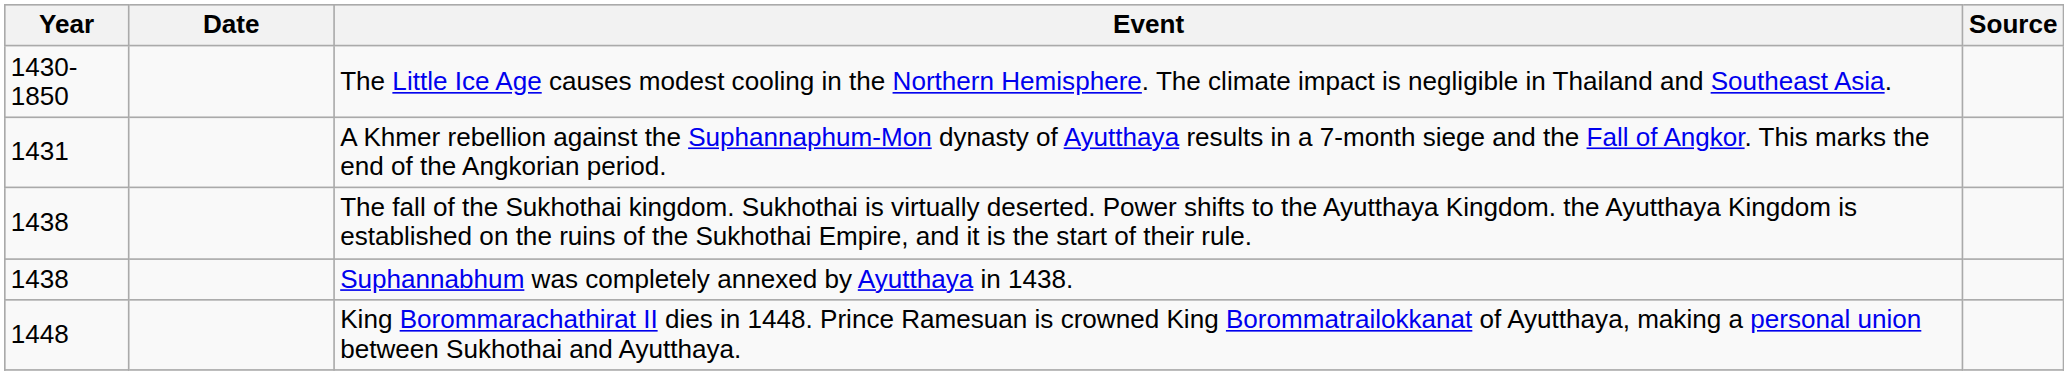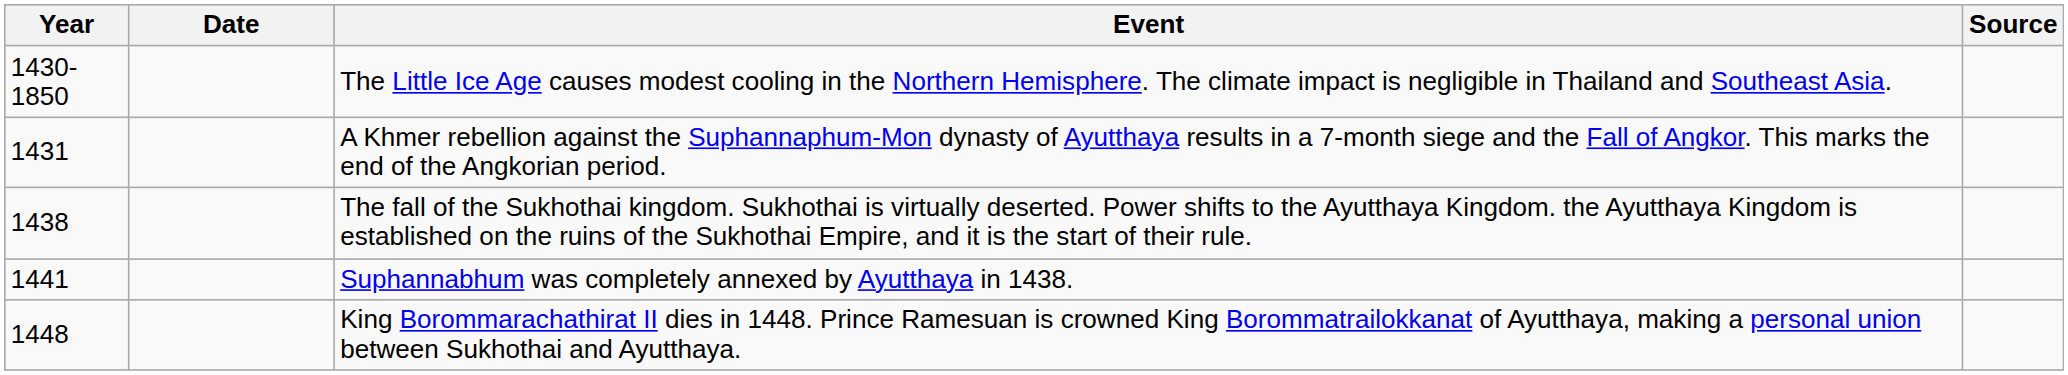(40, 278) 1438 -> (40, 278) 1441
